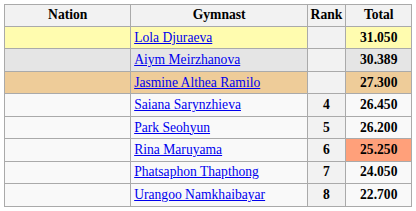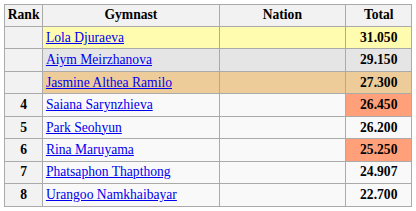columns swapped: (326, 15) <-> (68, 15)
(379, 60) 30.389 -> (379, 60) 29.150
(379, 105) no background -> (379, 105) lightsalmon background
(379, 172) 24.050 -> (379, 172) 24.907
